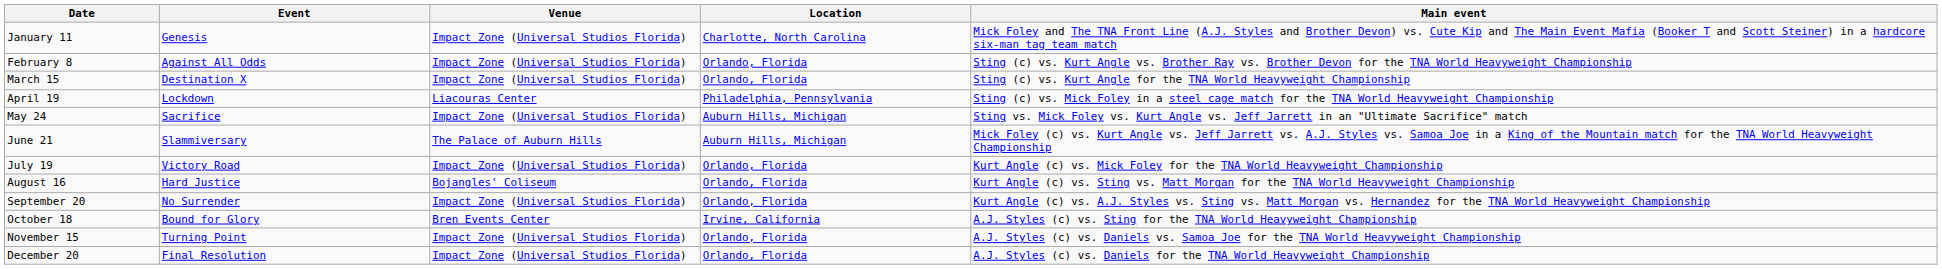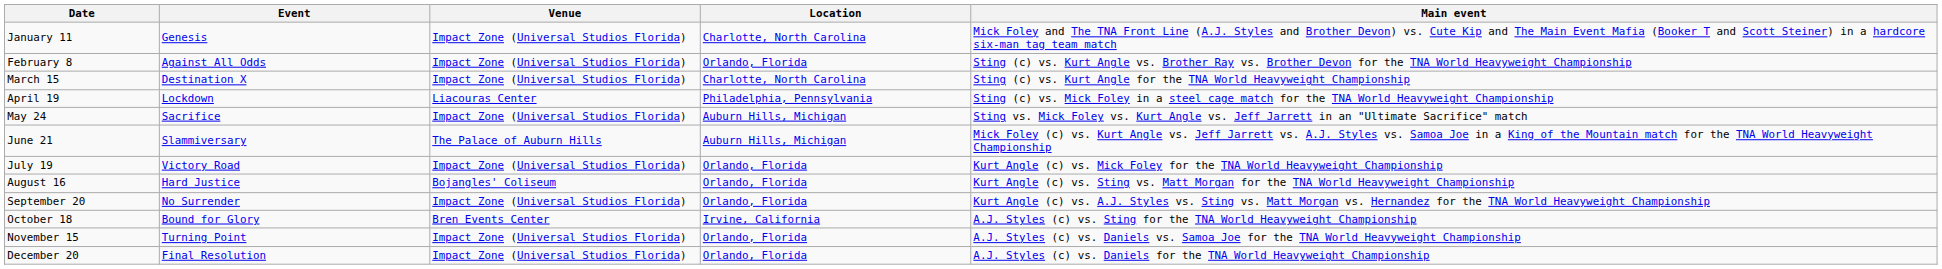(755, 80) Orlando, Florida -> (784, 80) Charlotte, North Carolina
